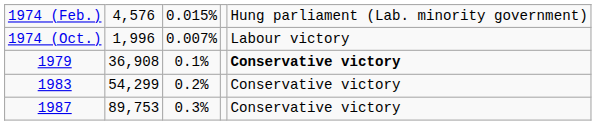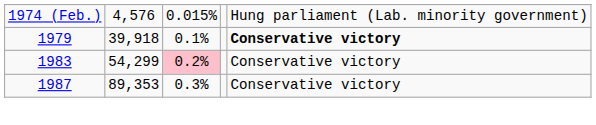- row: (55, 39)
(134, 62) 36,908 -> (134, 39) 39,918
(191, 85) no background -> (191, 62) pink background
(134, 108) 89,753 -> (134, 85) 89,353
